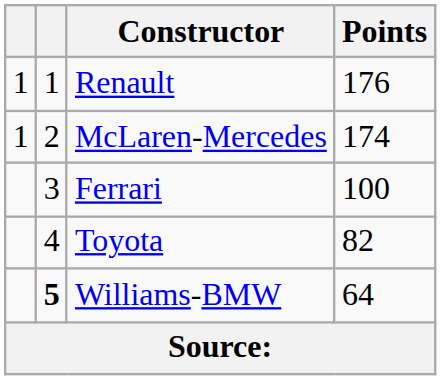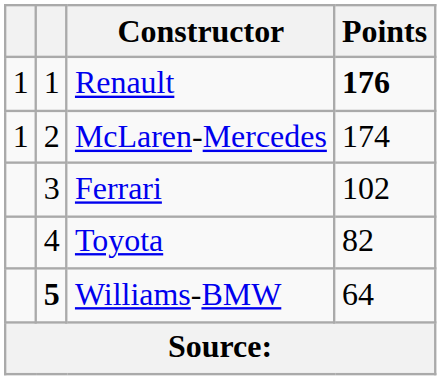(366, 83) normal -> (366, 83) bold
(366, 188) 100 -> (366, 188) 102
